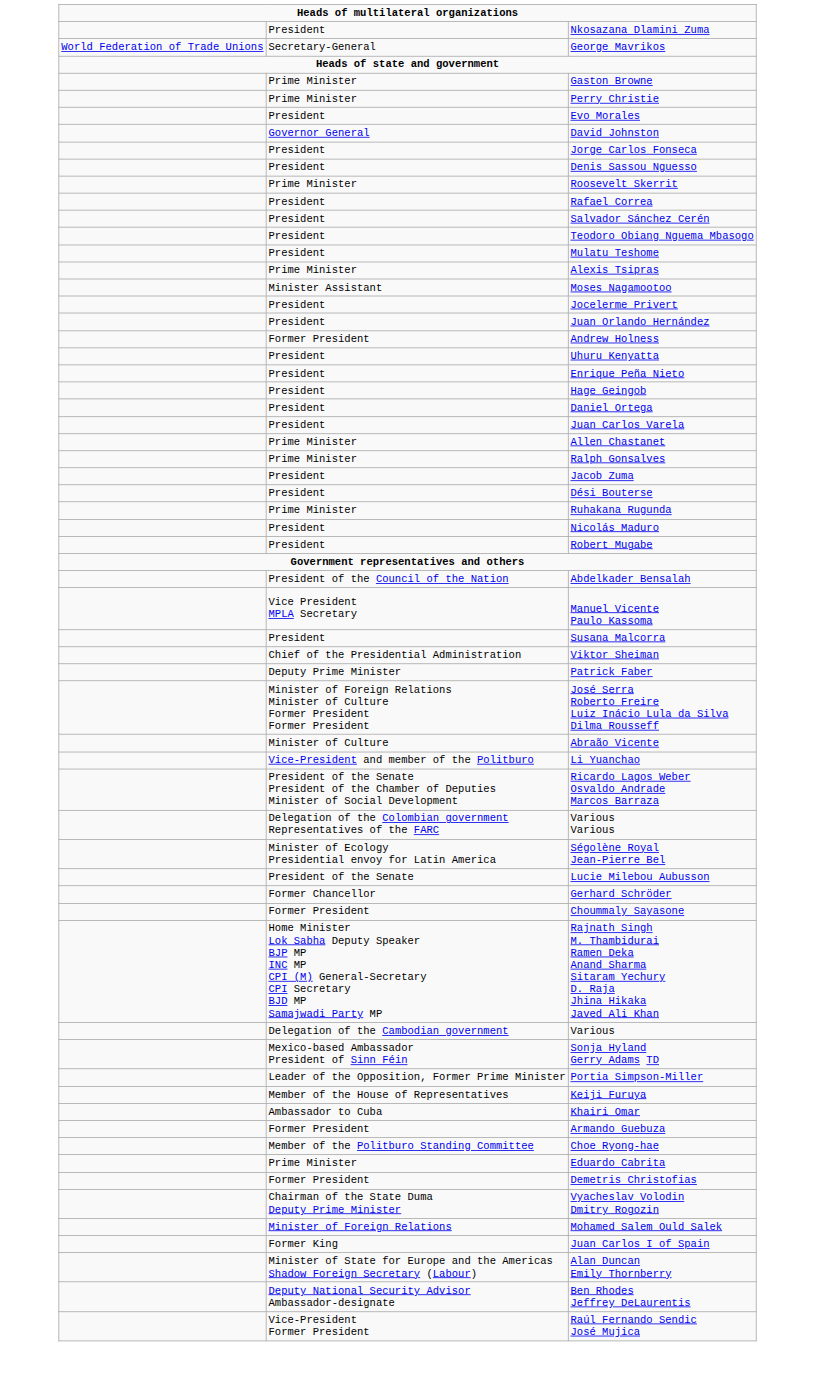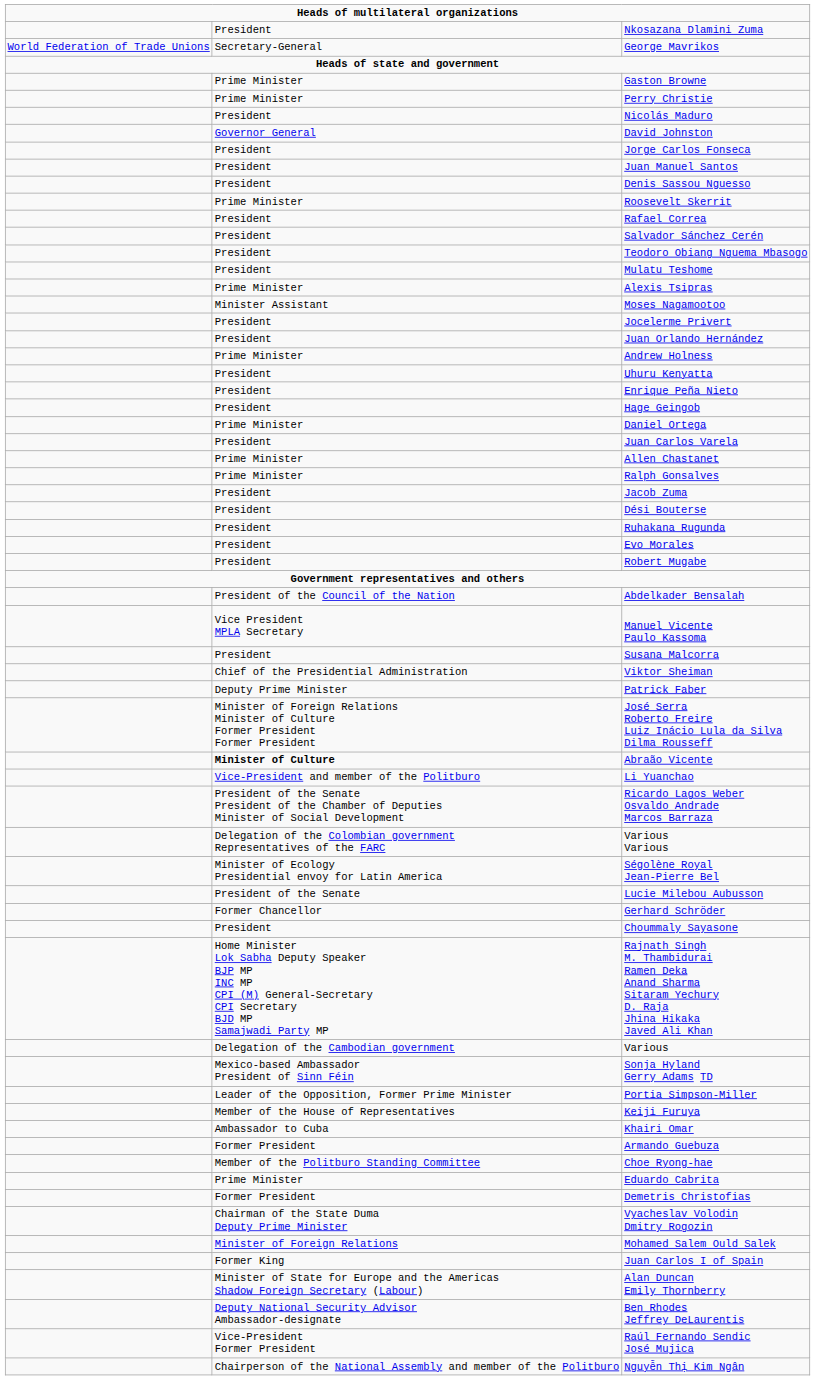rows swapped: (605, 116) <-> (615, 528)
+ row: (681, 167)
(319, 339) Former President -> (259, 356) Prime Minister
(297, 408) President -> (259, 425) Prime Minister
(313, 511) Prime Minister -> (243, 528) President
(329, 743) normal -> (275, 760) bold
(319, 912) Former President -> (243, 929) President
+ row: (684, 1366)
